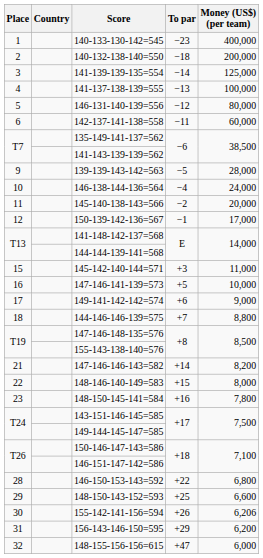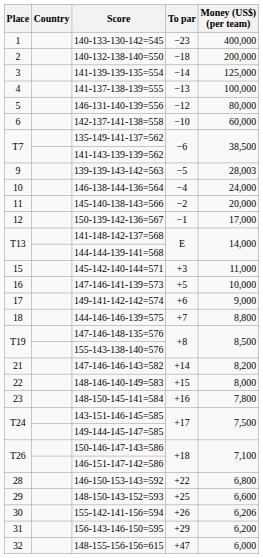(182, 122) −11 -> (182, 122) −10
(243, 171) 28,000 -> (243, 171) 28,003
